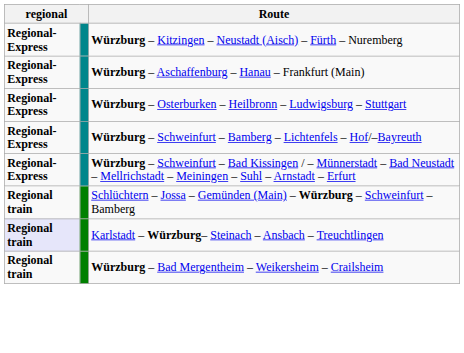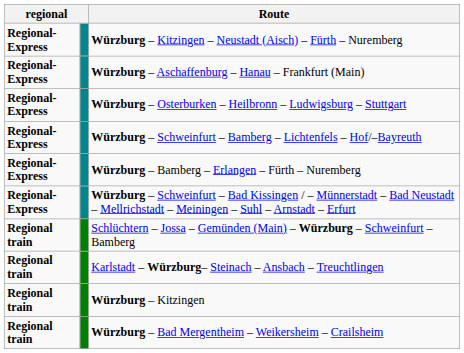+ row: (226, 169)
(30, 234) lavender background -> (30, 267) no background
+ row: (148, 300)
